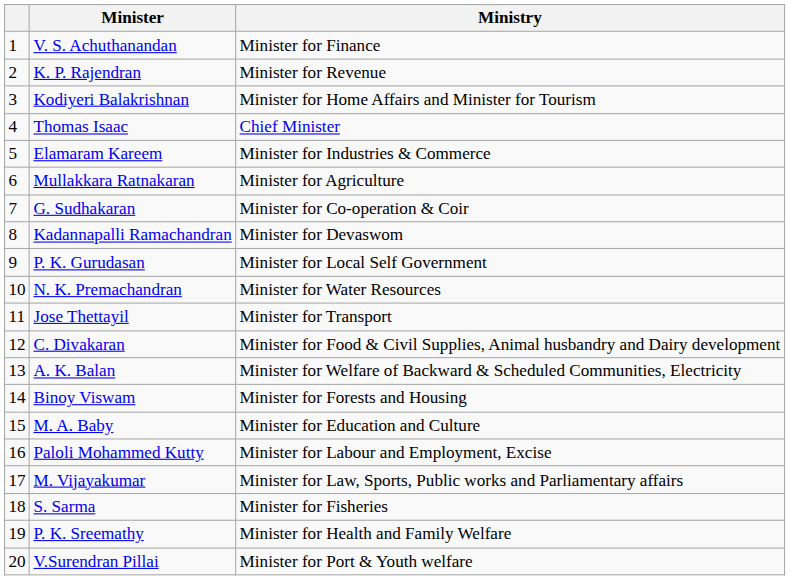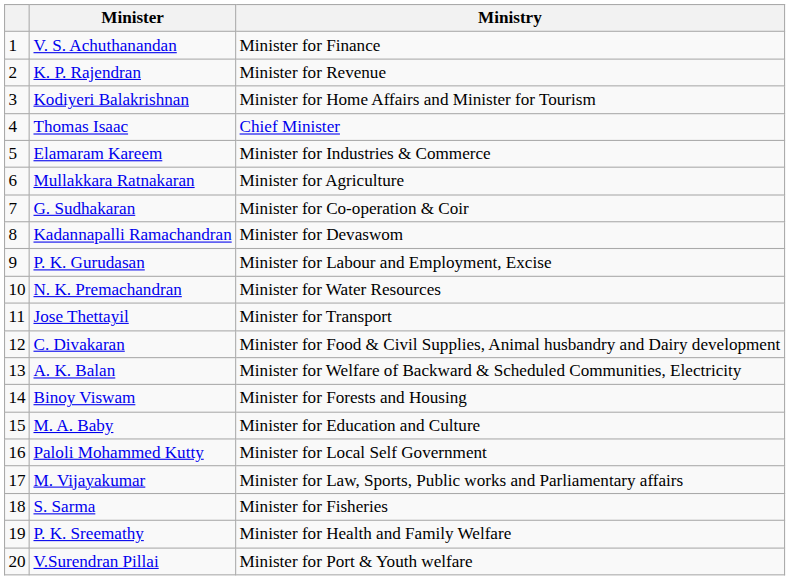(363, 262) Minister for Local Self Government -> (396, 262) Minister for Labour and Employment, Excise
(396, 452) Minister for Labour and Employment, Excise -> (363, 452) Minister for Local Self Government
